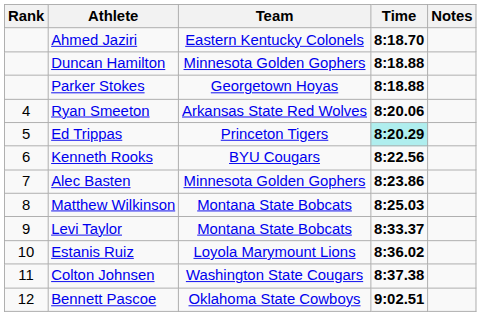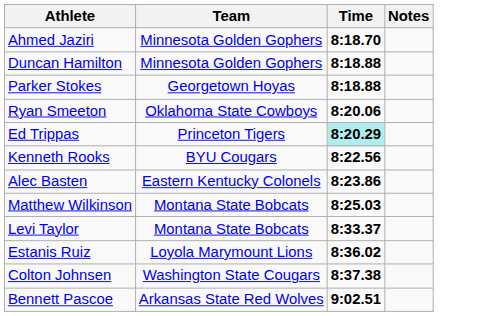- column: (26, 16)
(275, 39) Eastern Kentucky Colonels -> (231, 39) Minnesota Golden Gophers
(275, 110) Arkansas State Red Wolves -> (231, 110) Oklahoma State Cowboys
(275, 181) Minnesota Golden Gophers -> (231, 181) Eastern Kentucky Colonels
(275, 299) Oklahoma State Cowboys -> (231, 299) Arkansas State Red Wolves
